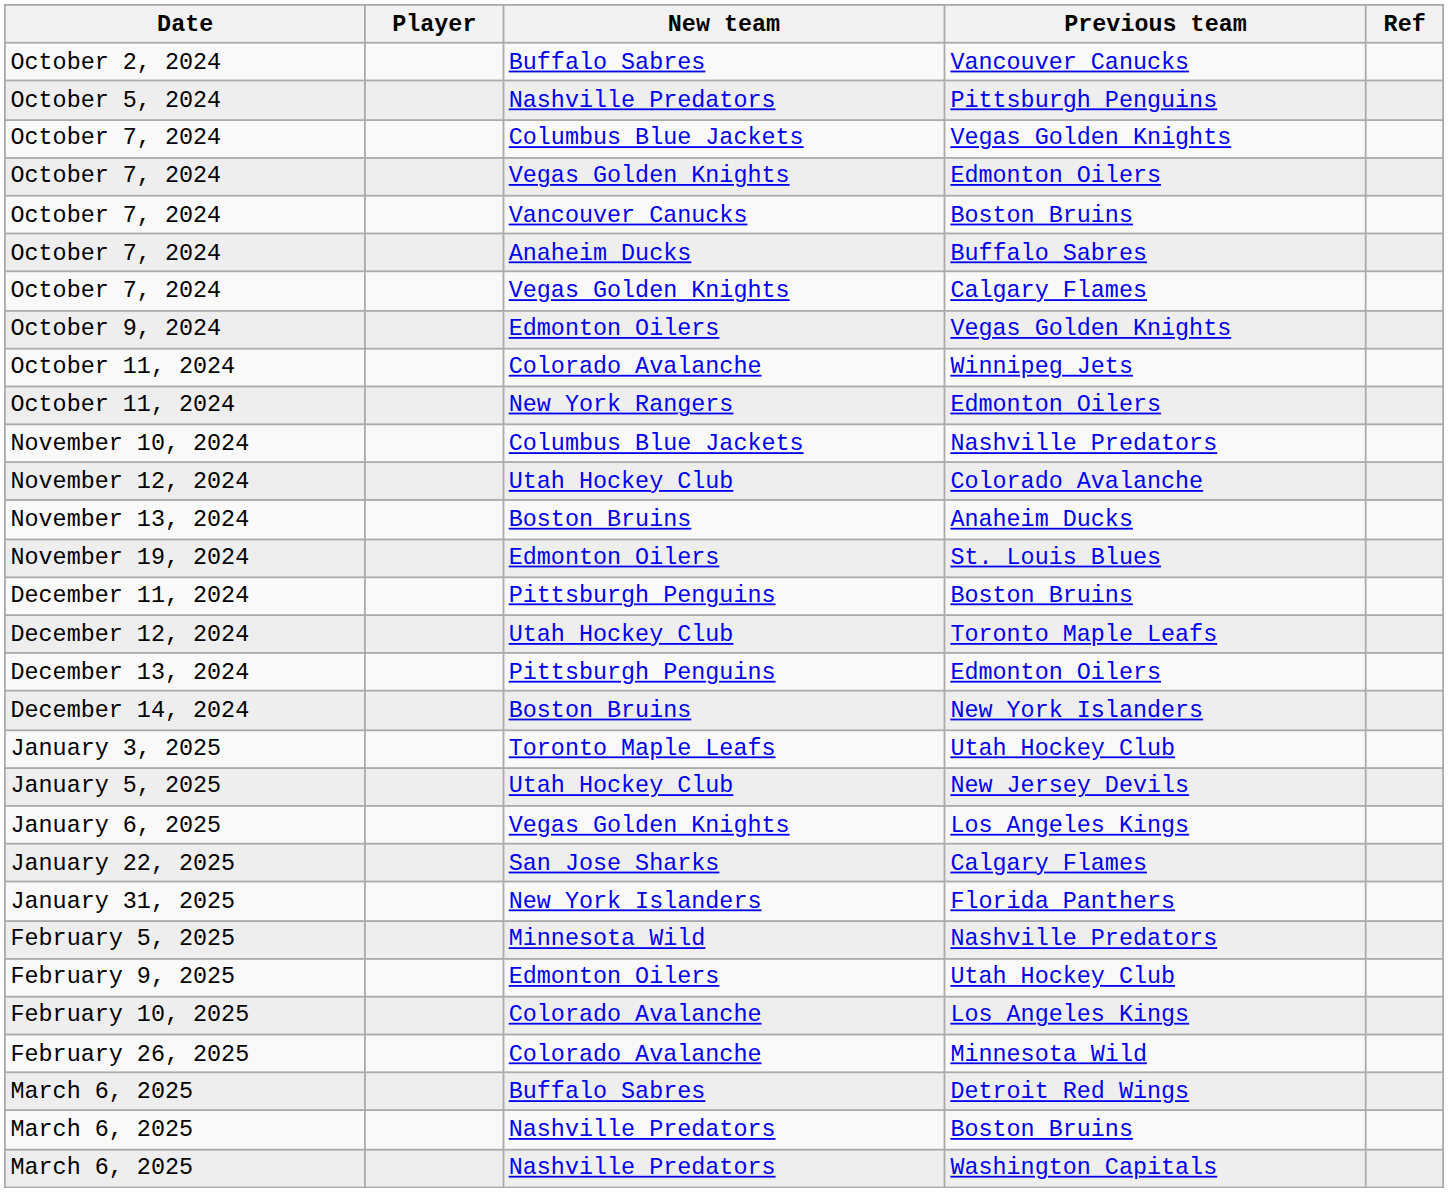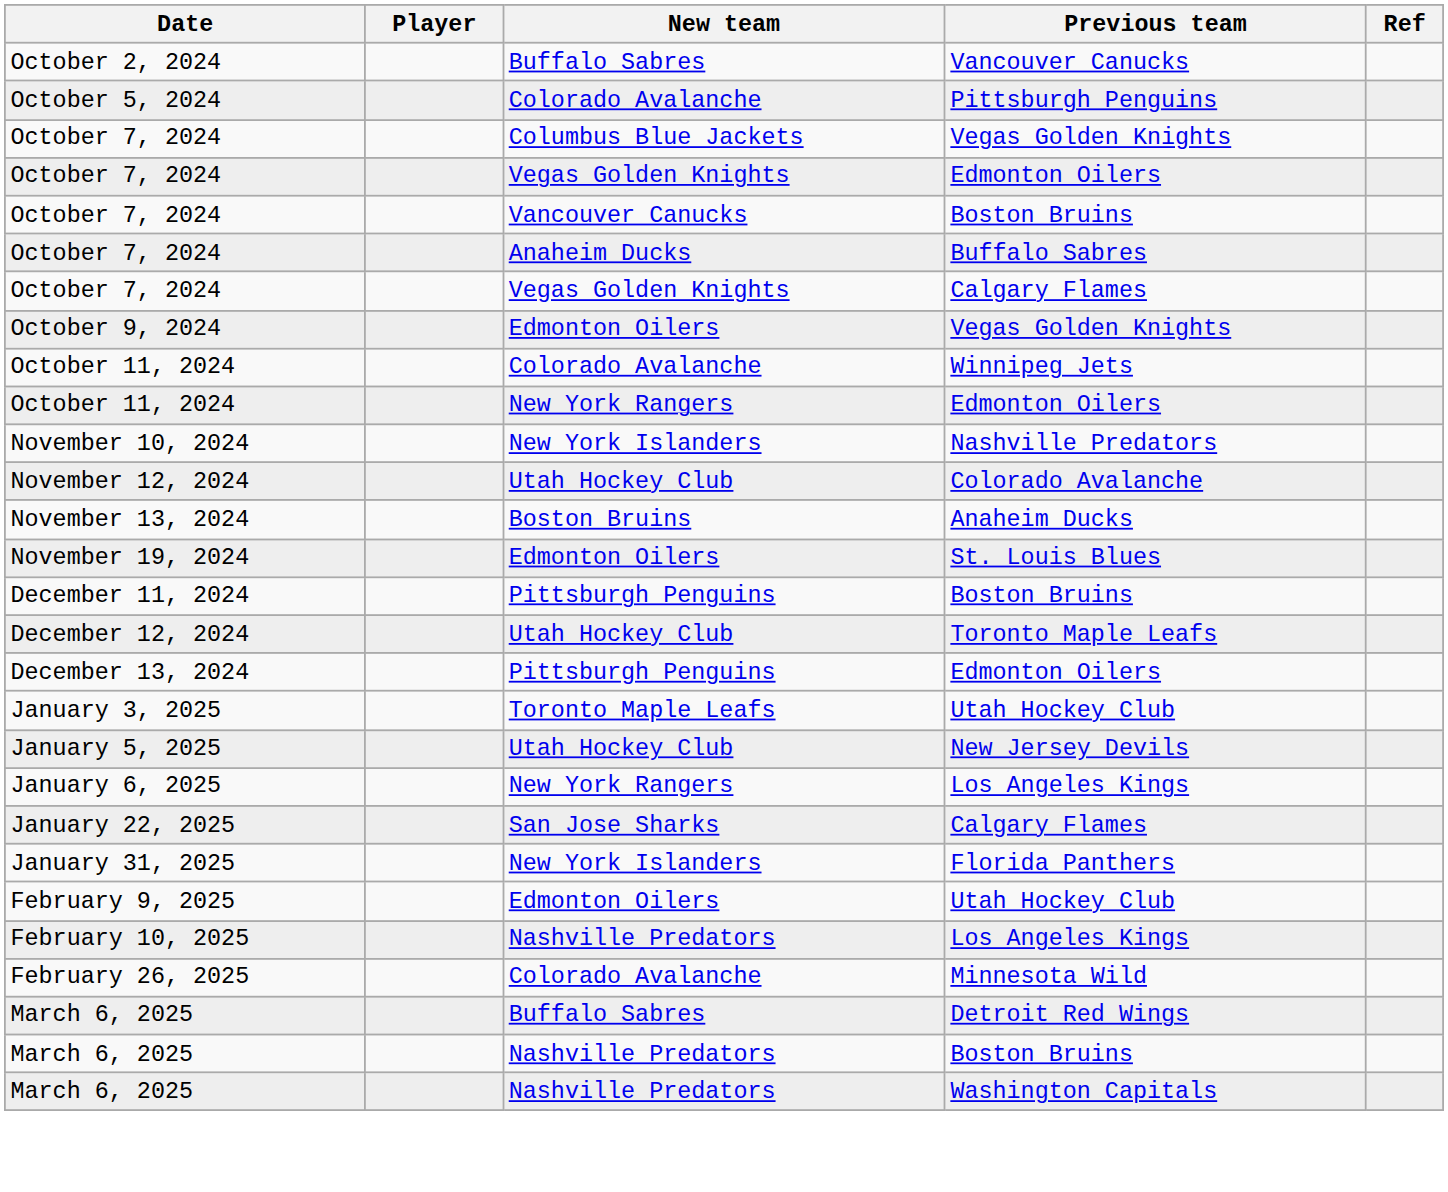(642, 100) Nashville Predators -> (635, 100) Colorado Avalanche
(656, 443) Columbus Blue Jackets -> (635, 443) New York Islanders
- row: (130, 710)
(649, 825) Vegas Golden Knights -> (621, 787) New York Rangers
- row: (123, 939)
(635, 1016) Colorado Avalanche -> (642, 939) Nashville Predators
